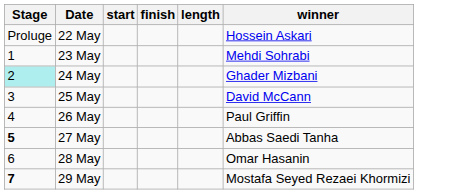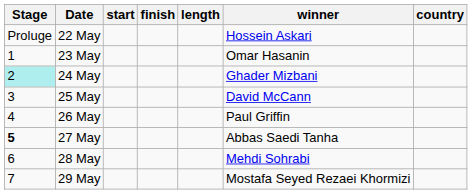+ column: (440, 14)
(268, 55) Mehdi Sohrabi -> (268, 55) Omar Hasanin
(268, 158) Omar Hasanin -> (268, 158) Mehdi Sohrabi
(11, 179) bold -> (11, 179) normal
